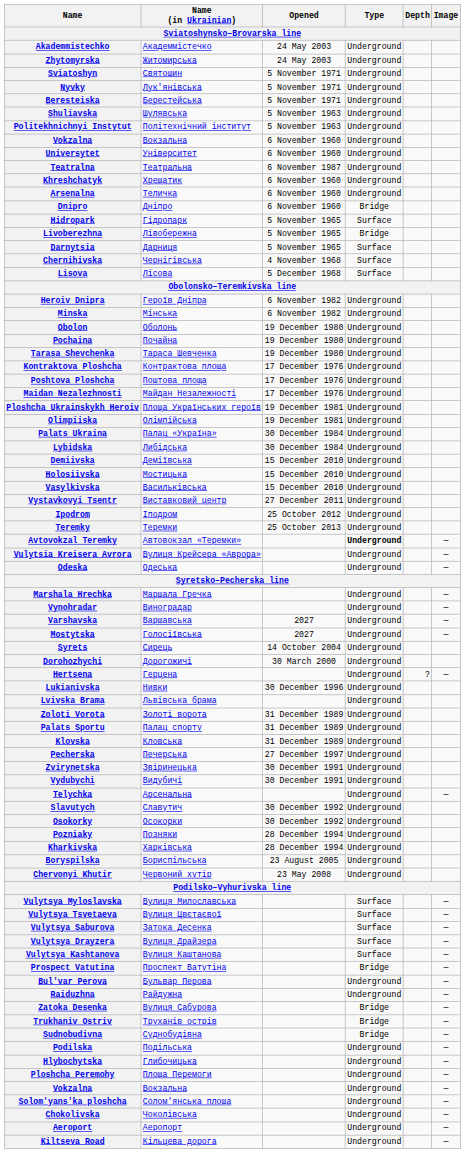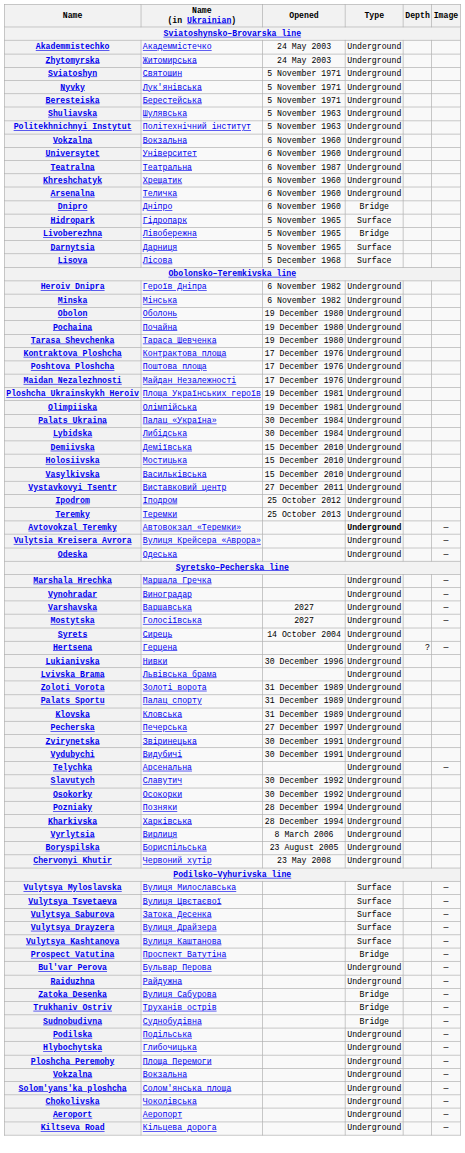- row: (73, 261)
- row: (73, 661)
+ row: (73, 835)
